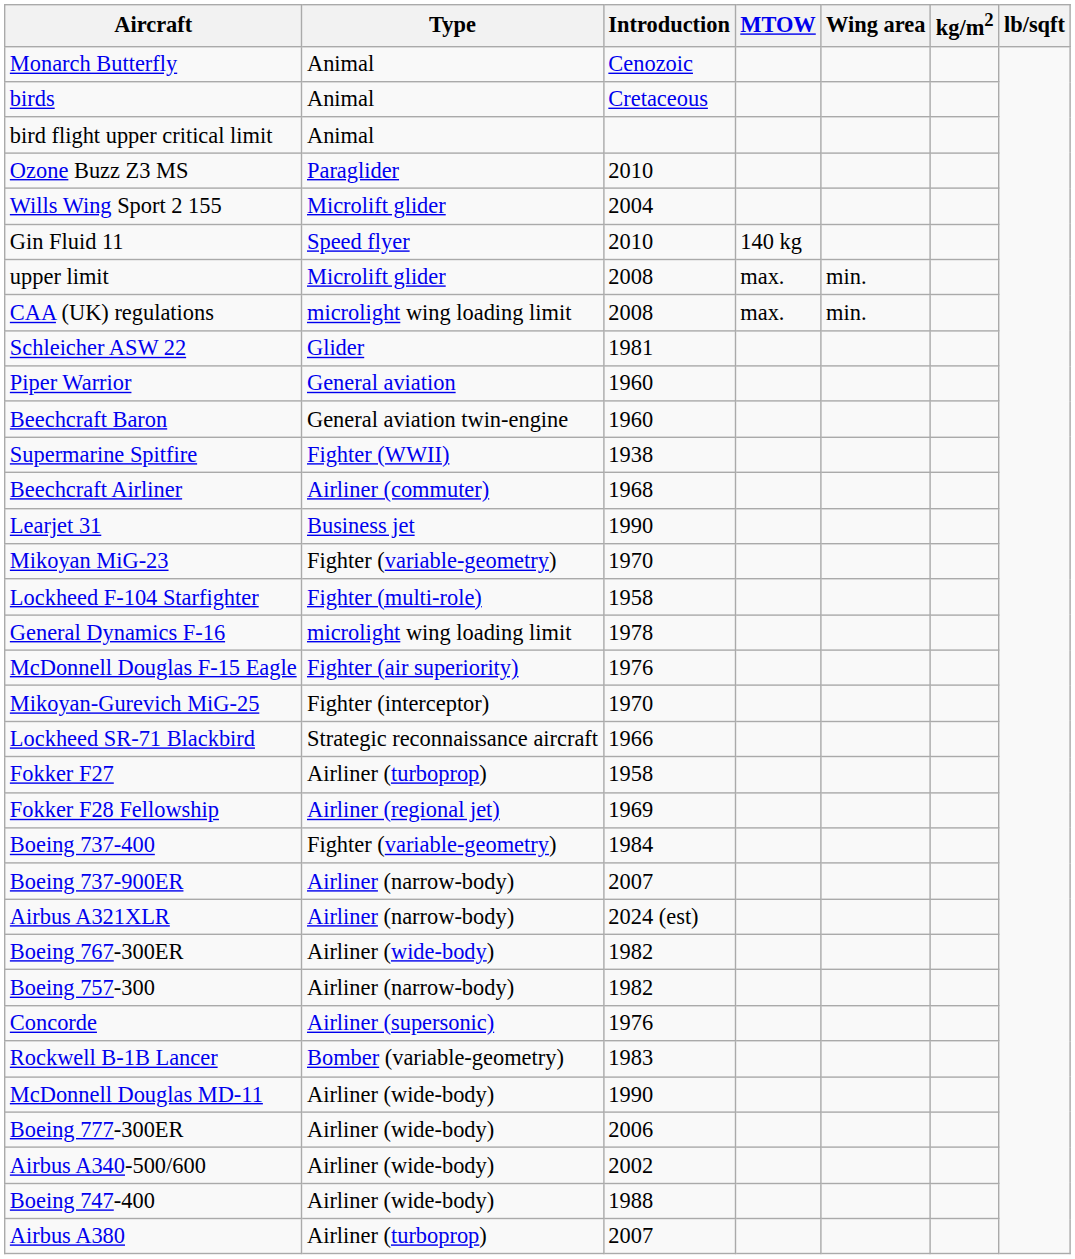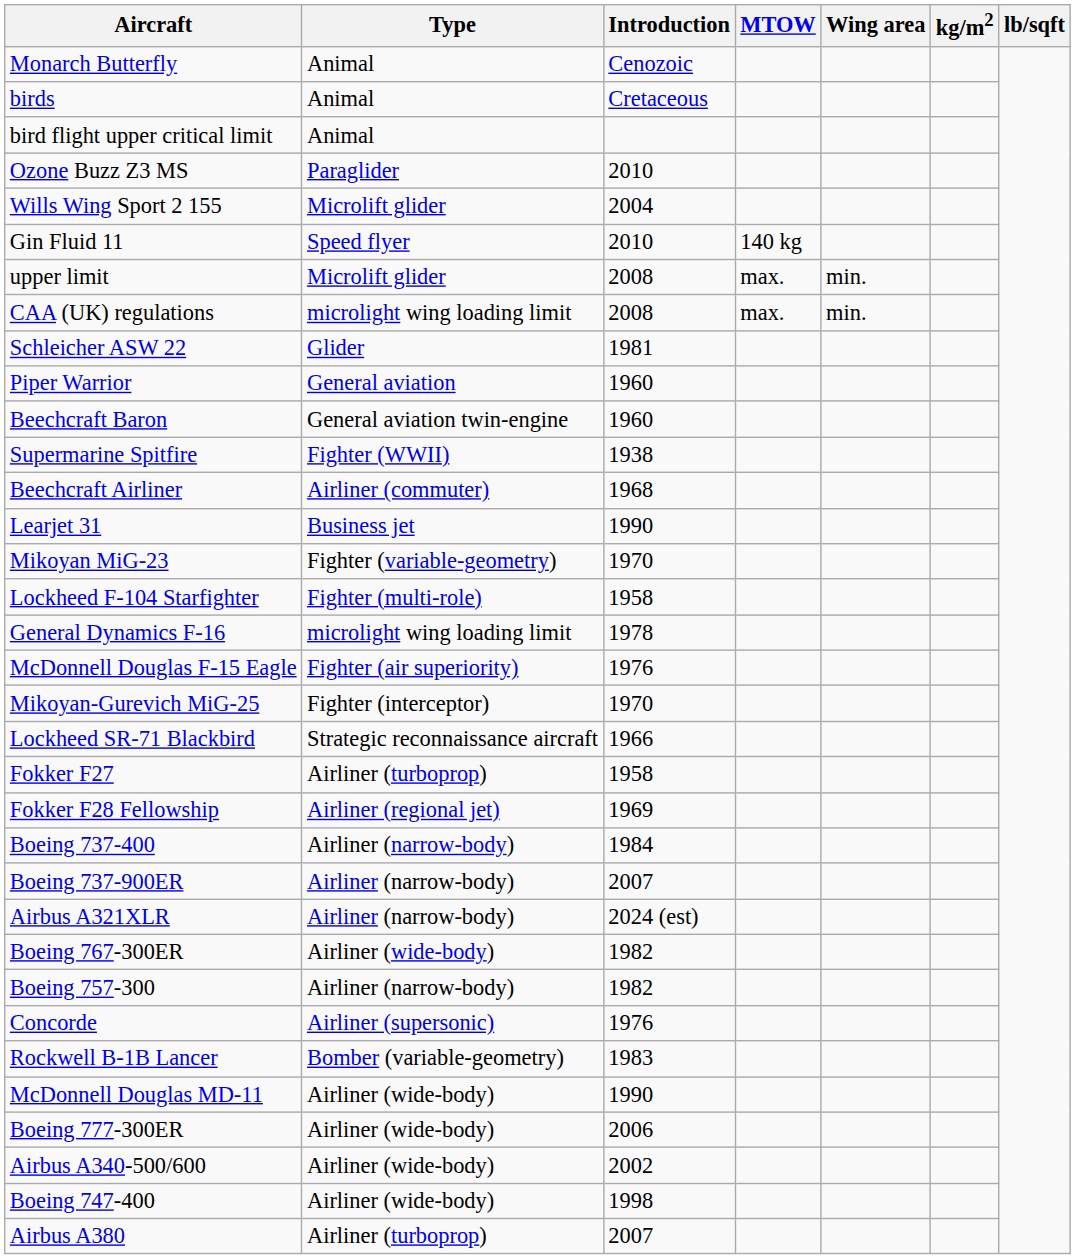(432, 845) Fighter (variable-geometry) -> (411, 845) Airliner (narrow-body)
(631, 1200) 1988 -> (631, 1200) 1998
